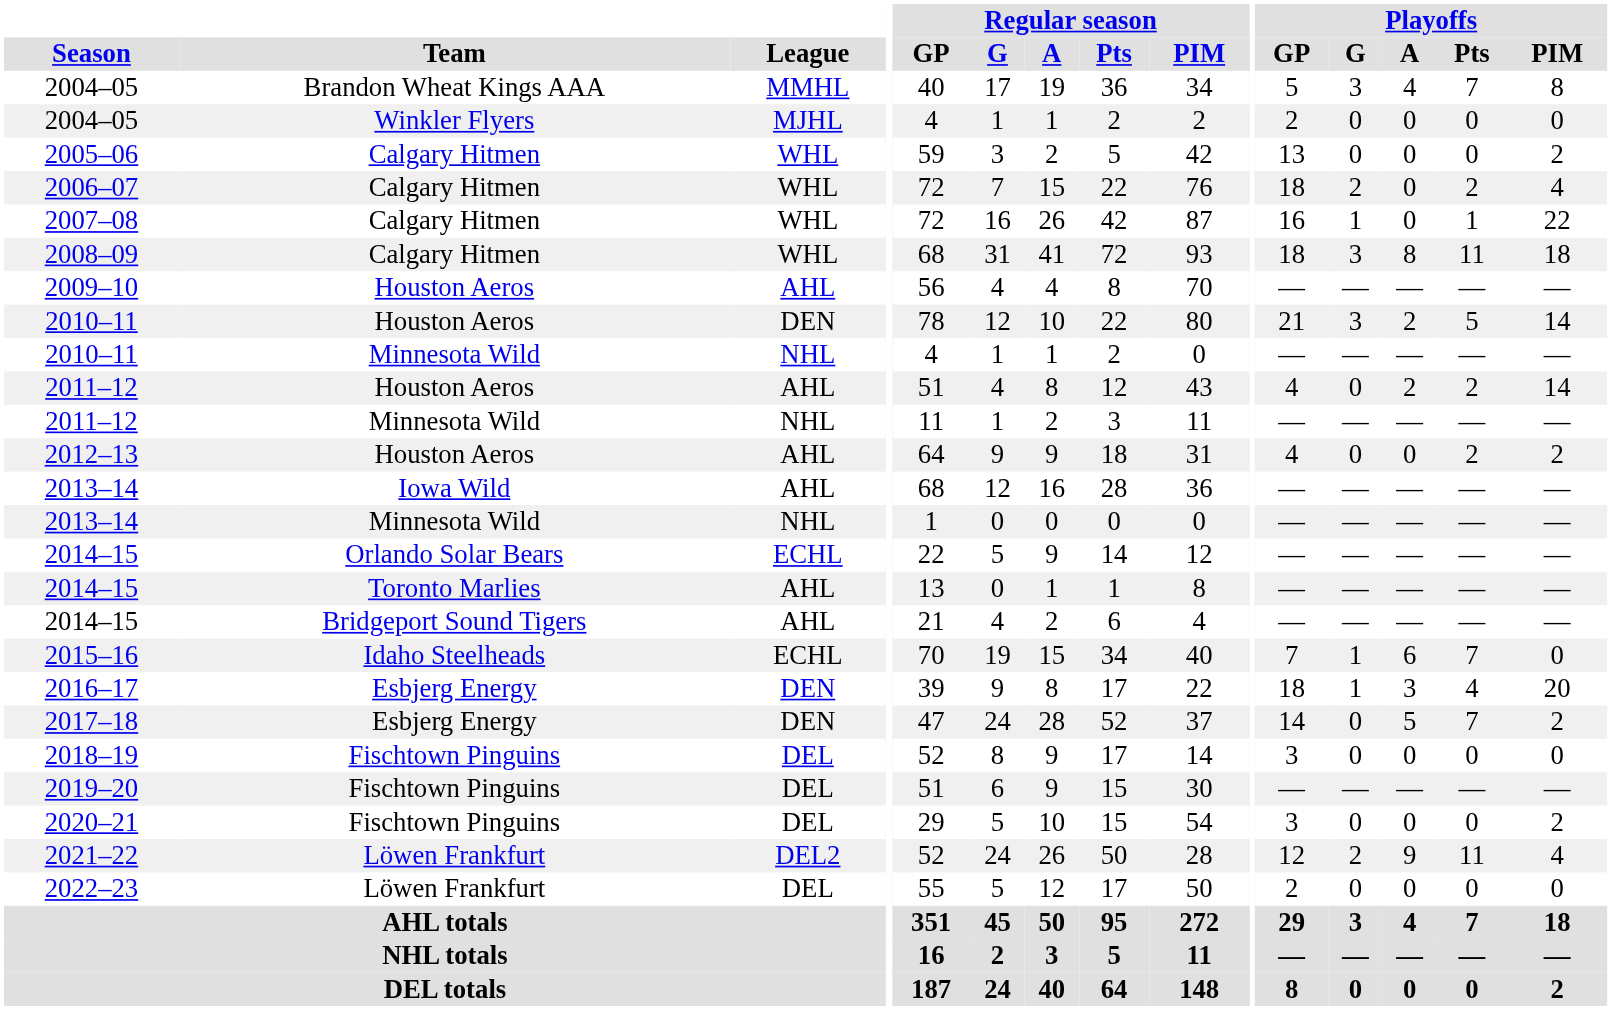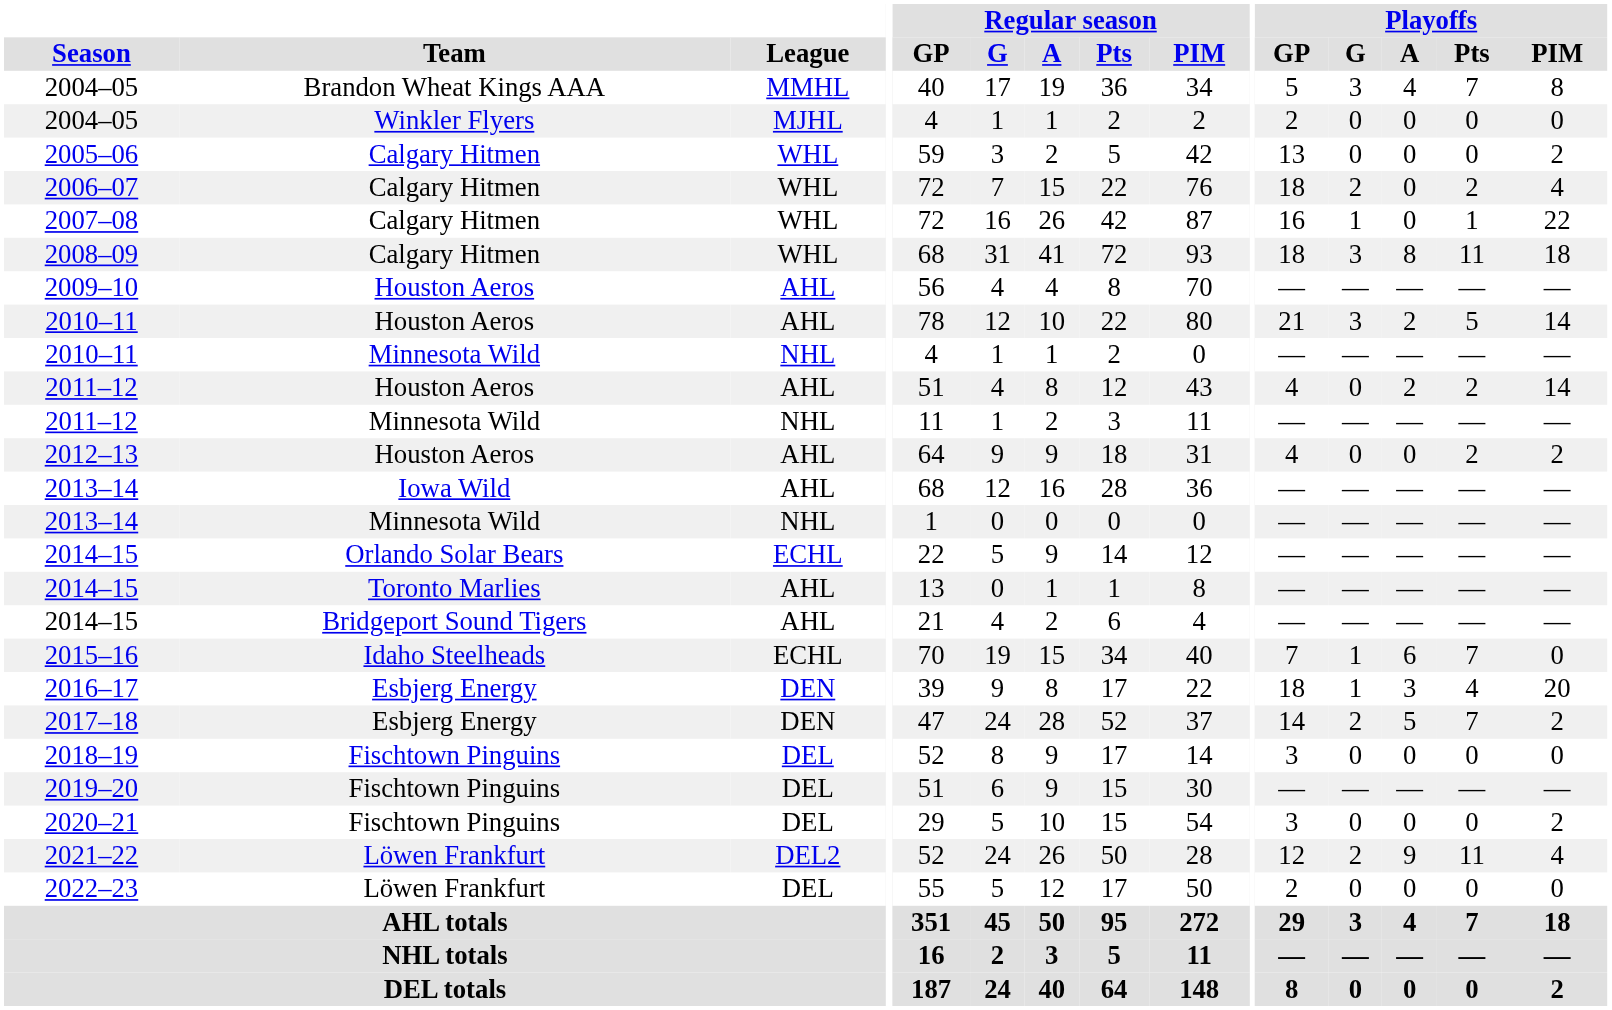(808, 320) DEN -> (808, 320) AHL
(1355, 721) 0 -> (1355, 721) 2
